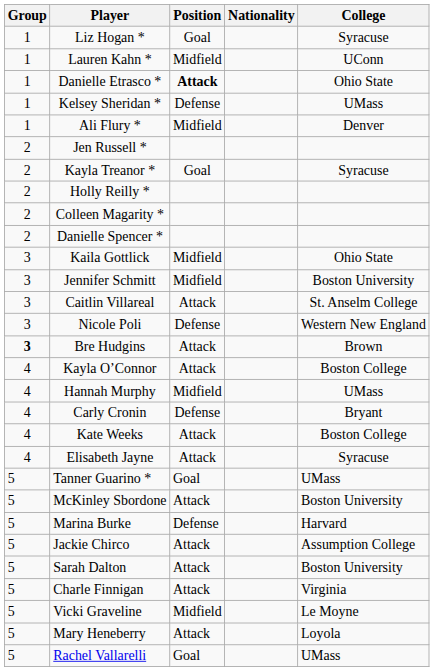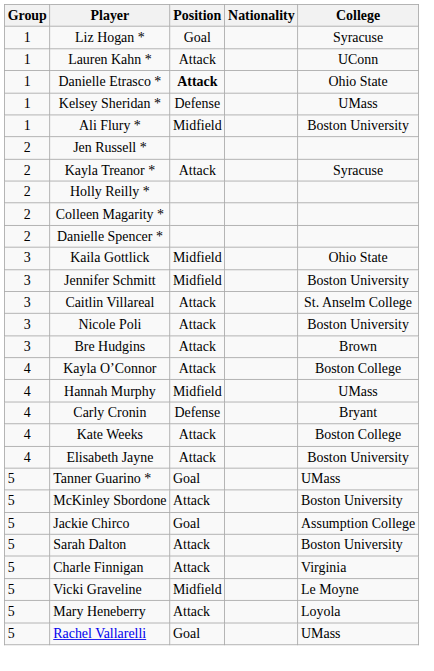(197, 59) Midfield -> (197, 59) Attack
(363, 125) Denver -> (358, 125) Boston University
(197, 170) Goal -> (197, 170) Attack
(197, 324) Defense -> (197, 324) Attack
(363, 324) Western New England -> (358, 324) Boston University
(27, 346) bold -> (27, 346) normal
(363, 457) Syracuse -> (358, 457) Boston University
- row: (92, 523)
(192, 545) Attack -> (186, 523) Goal
